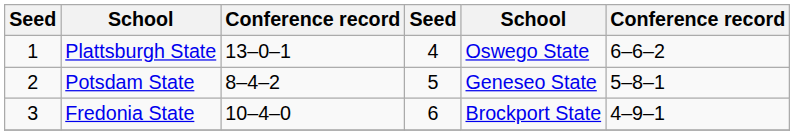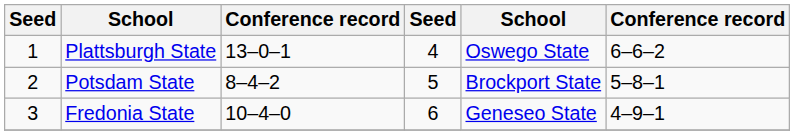(531, 82) Geneseo State -> (533, 82) Brockport State
(533, 113) Brockport State -> (531, 113) Geneseo State
